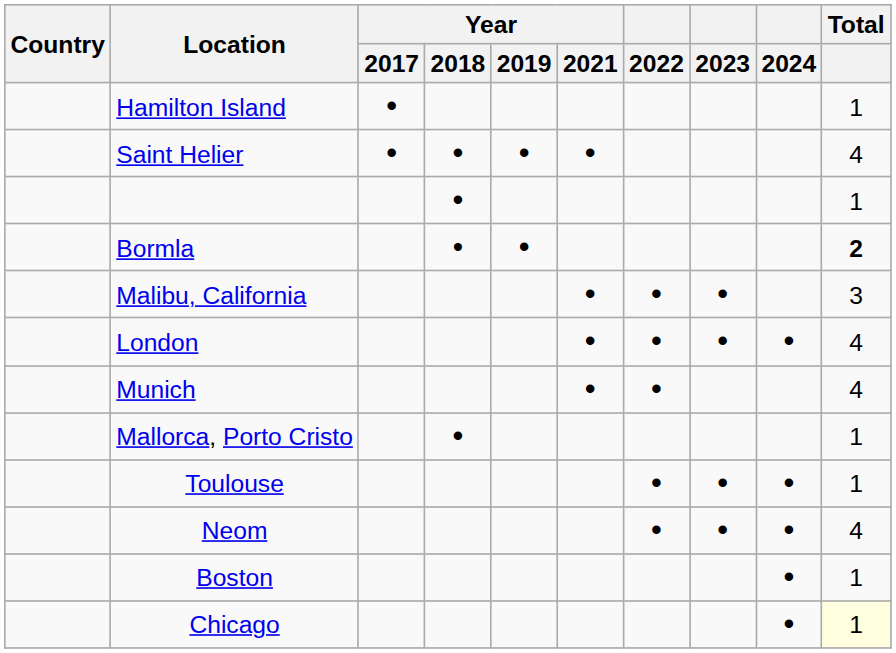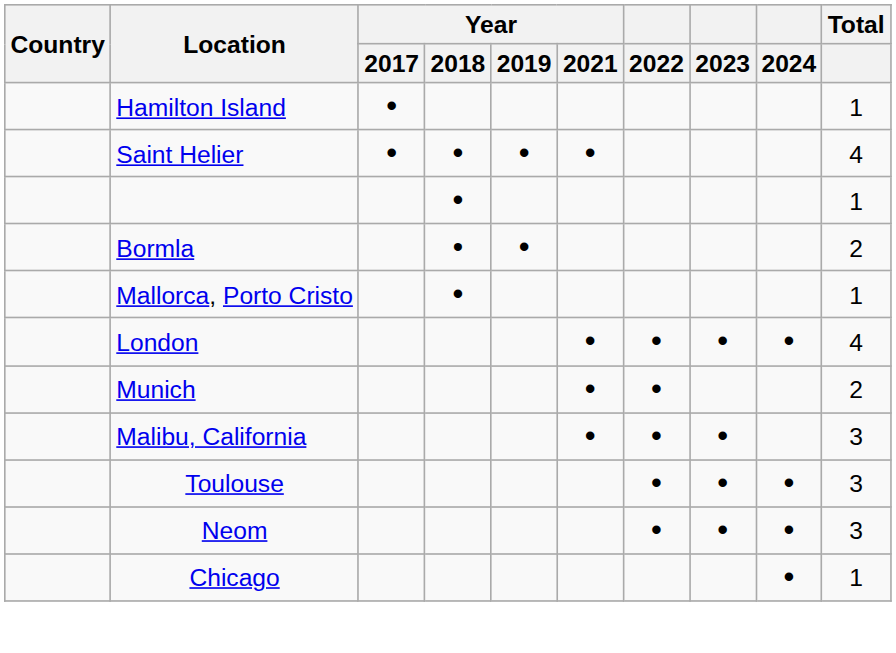(856, 248) bold -> (856, 248) normal
rows swapped: (235, 436) <-> (211, 295)
(856, 389) 4 -> (856, 389) 2
(856, 483) 1 -> (856, 483) 3
(856, 530) 4 -> (856, 530) 3
- row: (235, 577)
(856, 624) lightyellow background -> (856, 577) no background
